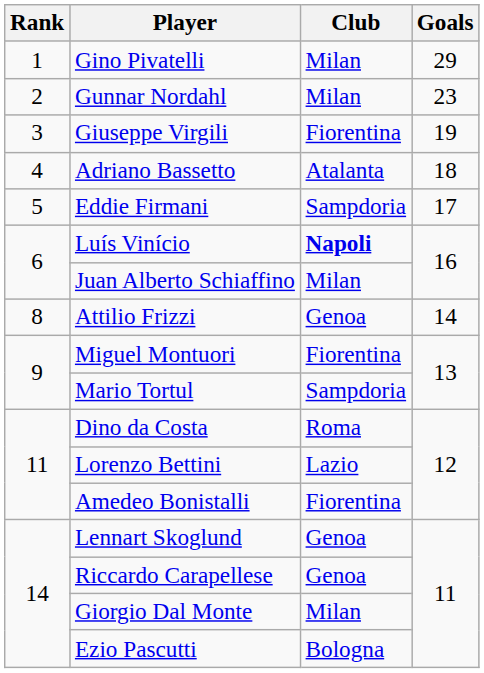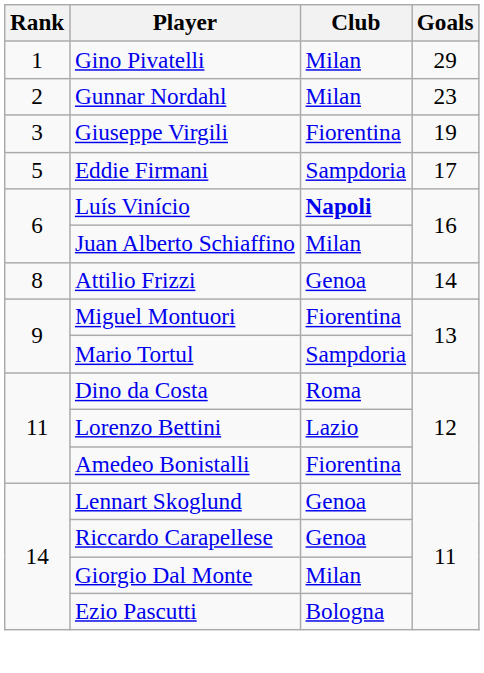- row: (155, 170)
